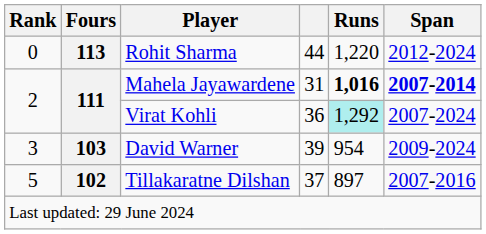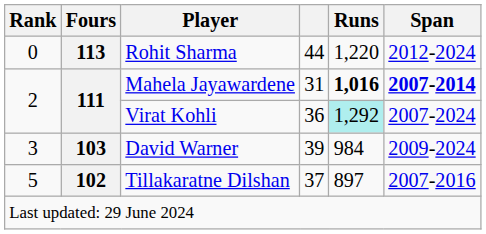(349, 148) 954 -> (349, 148) 984
